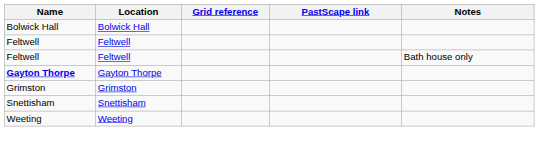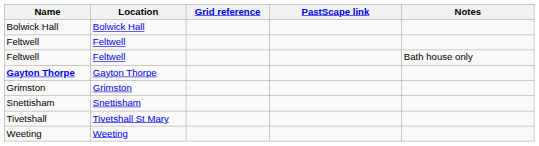+ row: (27, 118)
